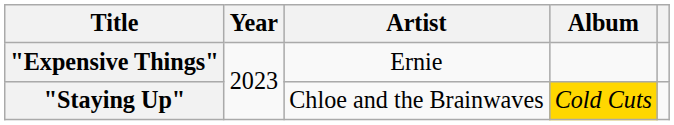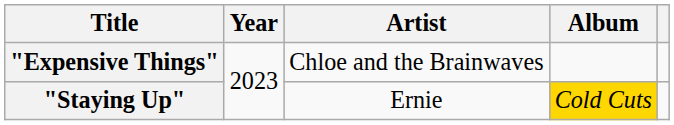(416, 61) Ernie -> (416, 61) Chloe and the Brainwaves
(416, 100) Chloe and the Brainwaves -> (416, 100) Ernie
